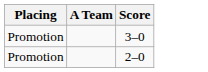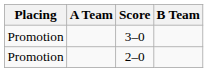+ column: (178, 15)
